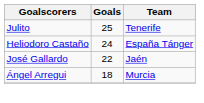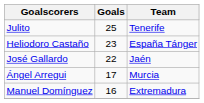(107, 43) 24 -> (111, 43) 23
(107, 75) 18 -> (111, 75) 17
+ row: (50, 91)
